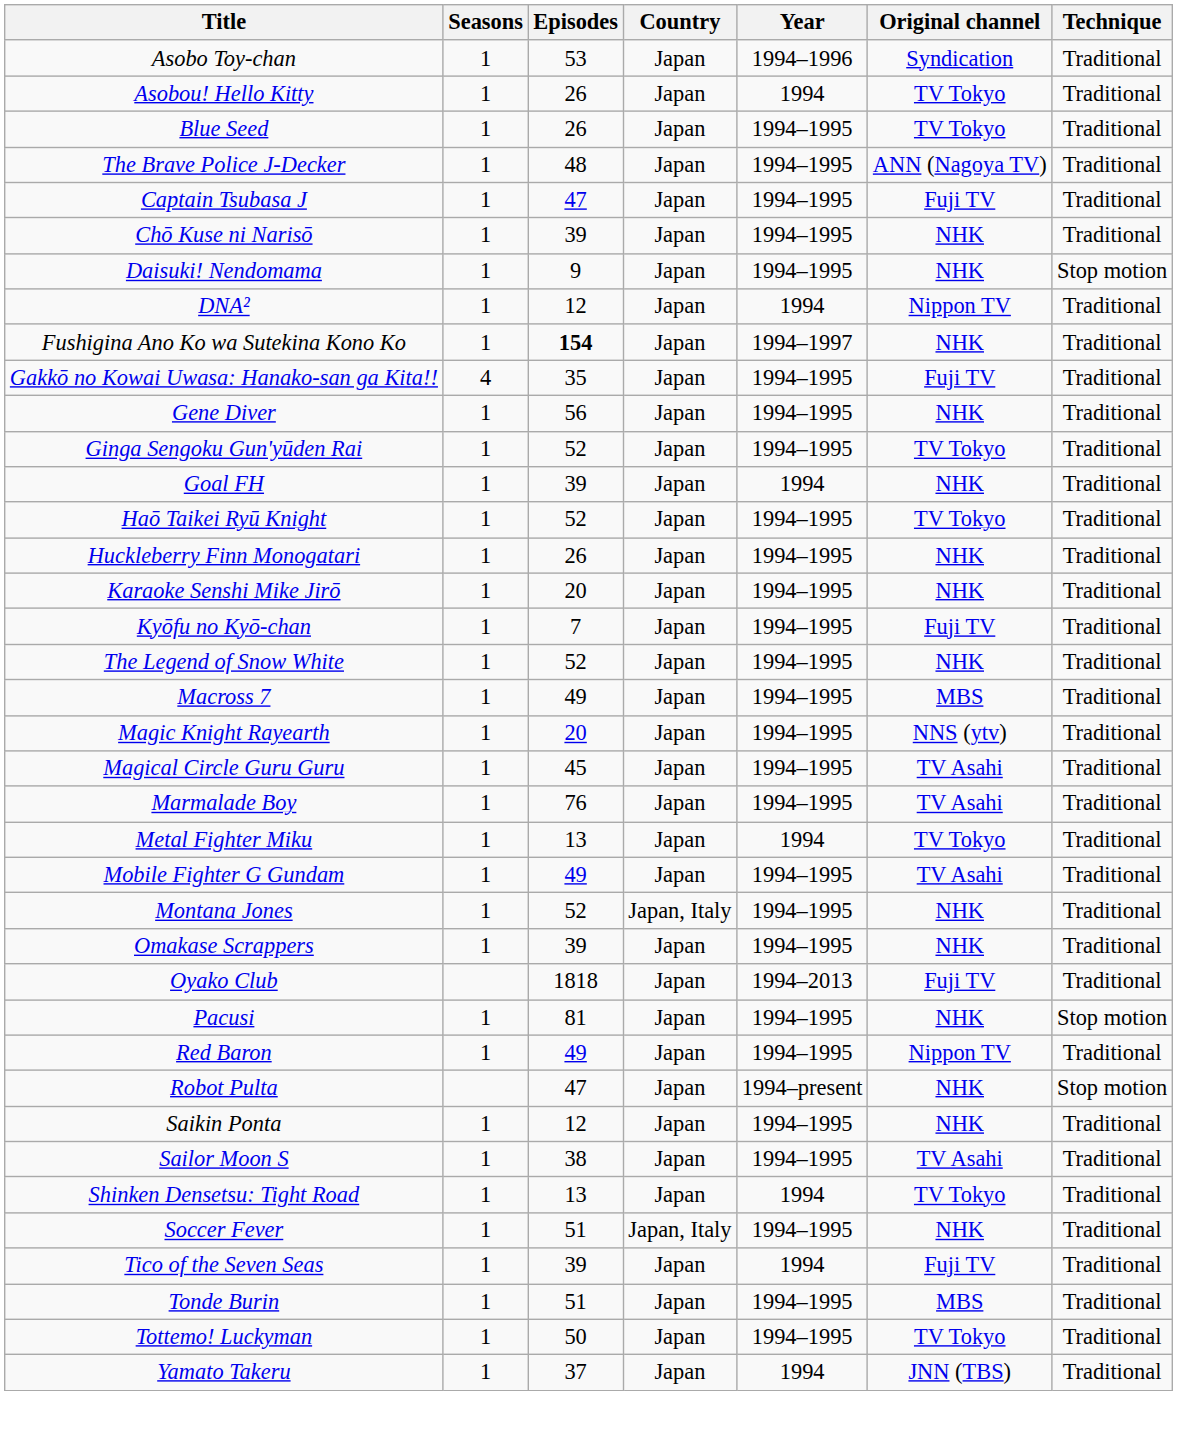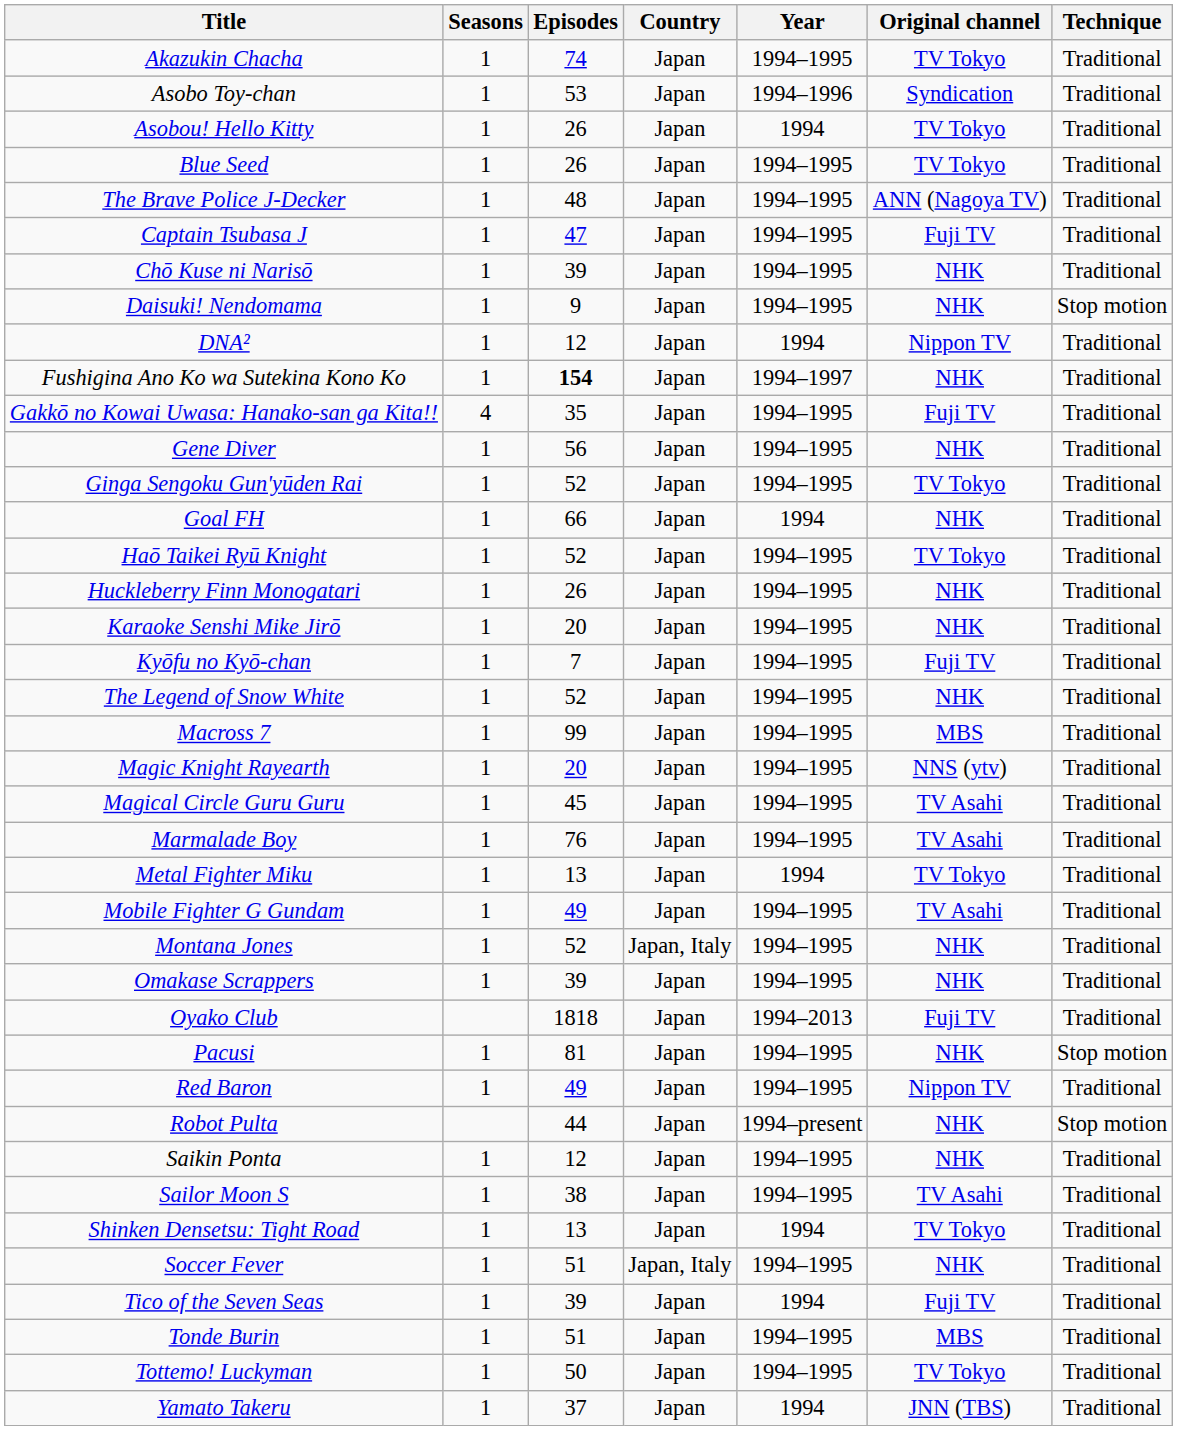+ row: (224, 57)
(576, 484) 39 -> (576, 519) 66
(576, 697) 49 -> (576, 732) 99
(576, 1088) 47 -> (576, 1123) 44
